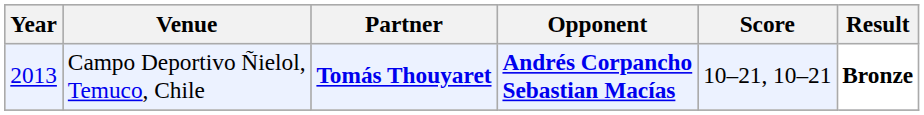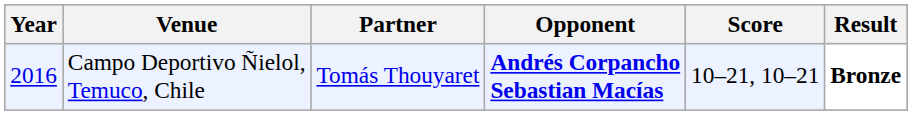(34, 76) 2013 -> (34, 76) 2016
(404, 76) bold -> (398, 76) normal
